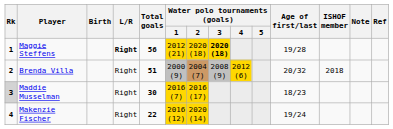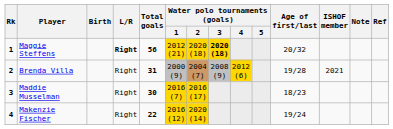(295, 49) 19/28 -> (295, 49) 20/32
(152, 70) 51 -> (152, 70) 31
(295, 70) 20/32 -> (295, 70) 19/28
(334, 70) 2018 -> (334, 70) 2021
(11, 92) lightgrey background -> (11, 92) no background
